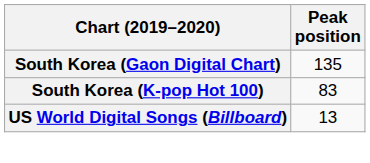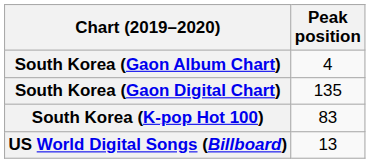+ row: (148, 63)
